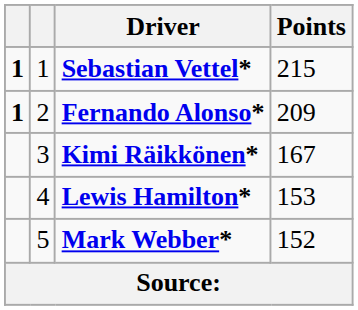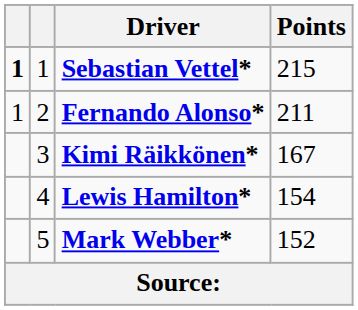(18, 111) bold -> (18, 111) normal
(296, 111) 209 -> (296, 111) 211
(296, 196) 153 -> (296, 196) 154
